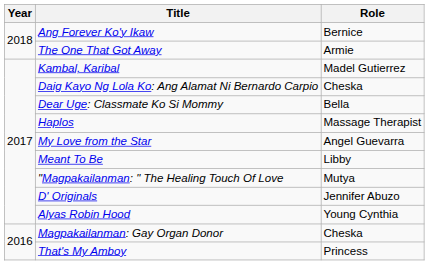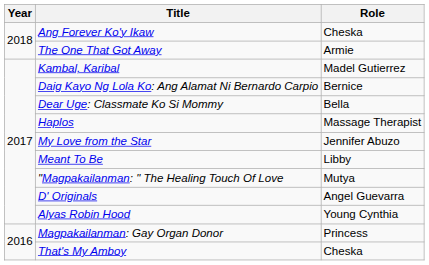(343, 31) Bernice -> (343, 31) Cheska
(343, 86) Cheska -> (343, 86) Bernice
(364, 141) Angel Guevarra -> (362, 141) Jennifer Abuzo
(362, 196) Jennifer Abuzo -> (364, 196) Angel Guevarra
(343, 232) Cheska -> (346, 232) Princess
(346, 251) Princess -> (343, 251) Cheska
